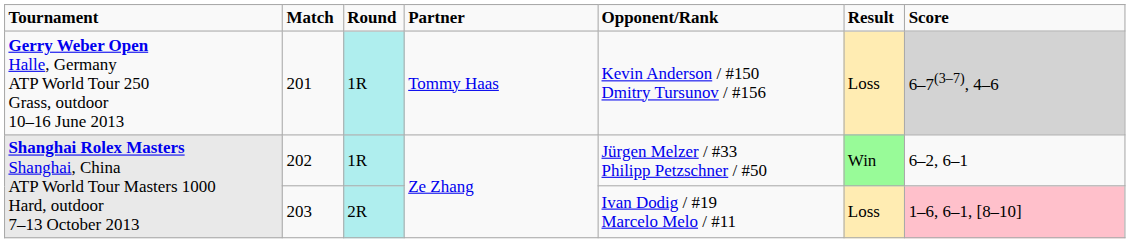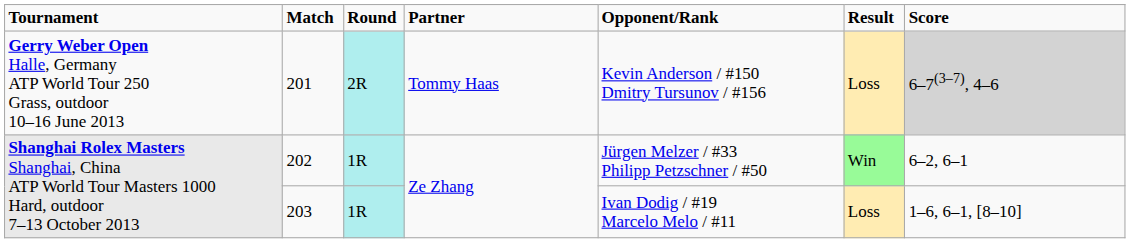(357, 83) 1R -> (357, 83) 2R
(357, 212) 2R -> (357, 212) 1R
(965, 212) pink background -> (965, 212) no background
